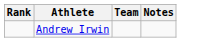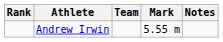+ column: (162, 13)
